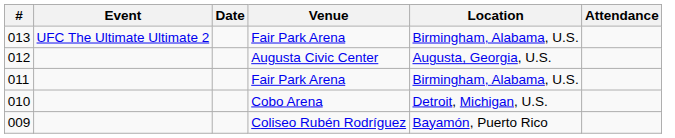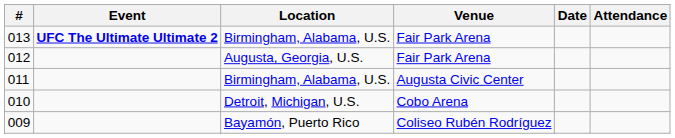columns swapped: (230, 16) <-> (496, 16)
(123, 37) normal -> (127, 37) bold
(315, 58) Augusta Civic Center -> (444, 58) Fair Park Arena
(298, 80) Fair Park Arena -> (460, 80) Augusta Civic Center
